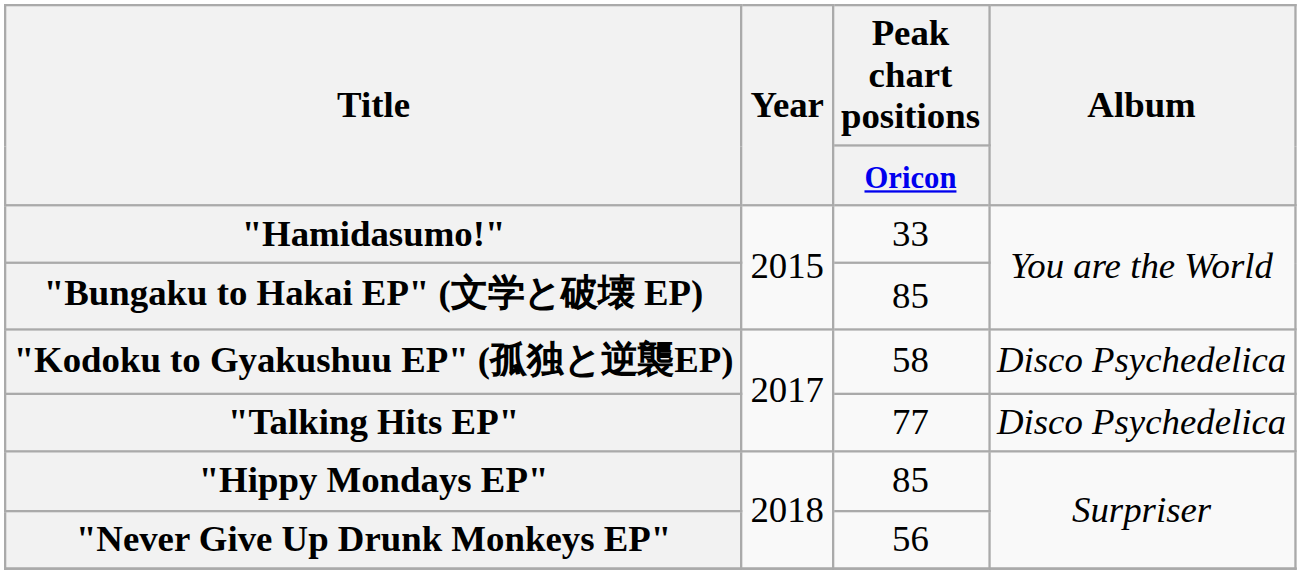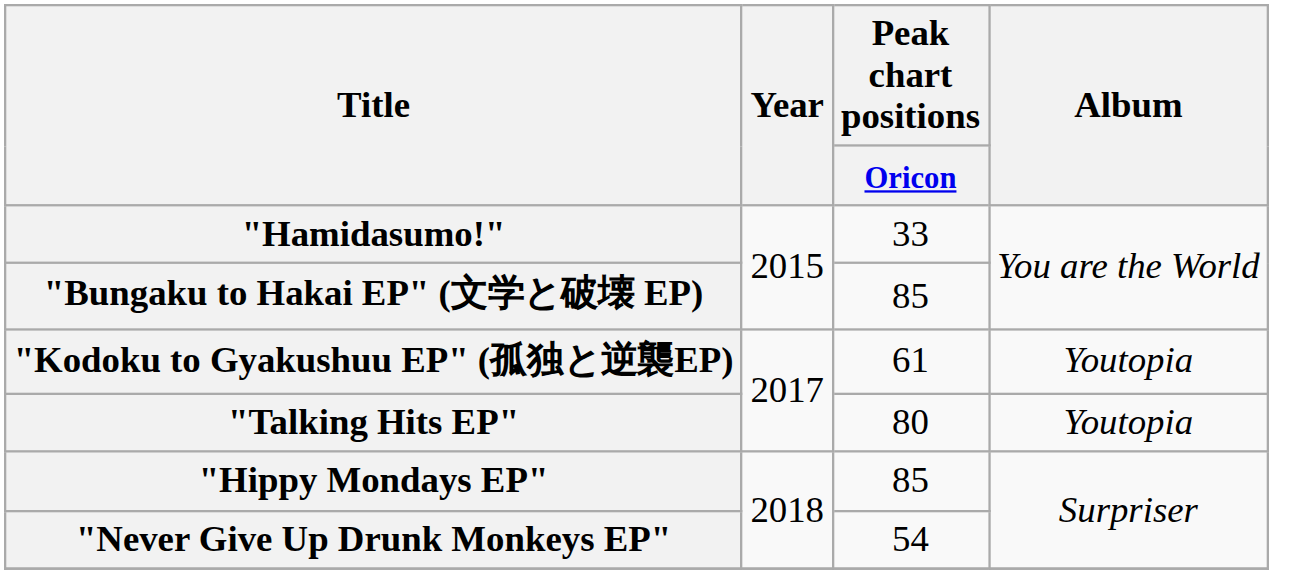(910, 360) 58 -> (910, 360) 61
(1142, 360) Disco Psychedelica -> (1128, 360) Youtopia
(910, 422) 77 -> (910, 422) 80
(1142, 422) Disco Psychedelica -> (1128, 422) Youtopia
(910, 538) 56 -> (910, 538) 54
